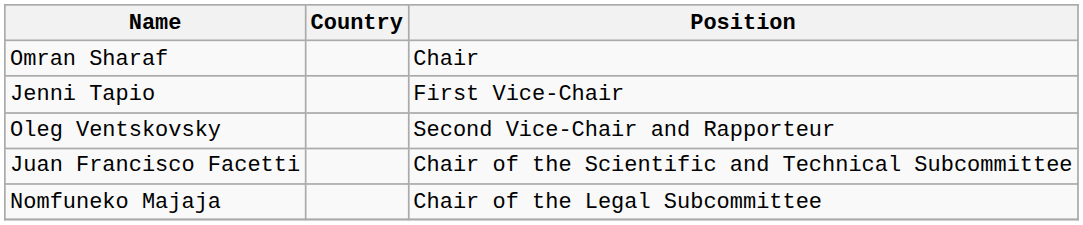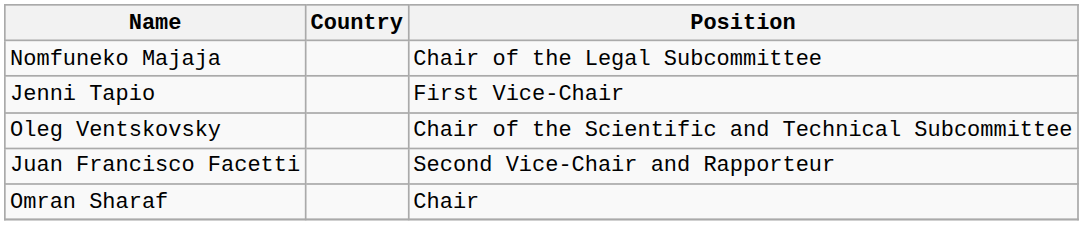rows swapped: (89, 59) <-> (116, 202)
(624, 130) Second Vice-Chair and Rapporteur -> (743, 130) Chair of the Scientific and Technical Subcommittee
(743, 166) Chair of the Scientific and Technical Subcommittee -> (624, 166) Second Vice-Chair and Rapporteur
